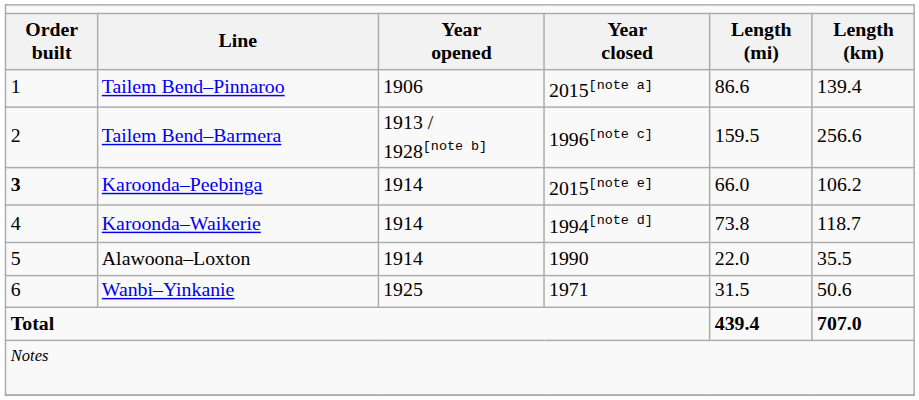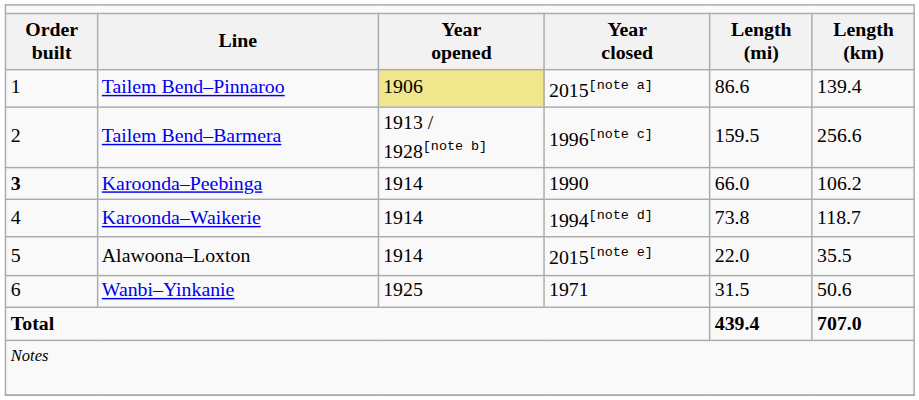(403, 87) no background -> (403, 87) khaki background
(601, 186) 2015[note e] -> (569, 183) 1990
(569, 258) 1990 -> (601, 255) 2015[note e]
